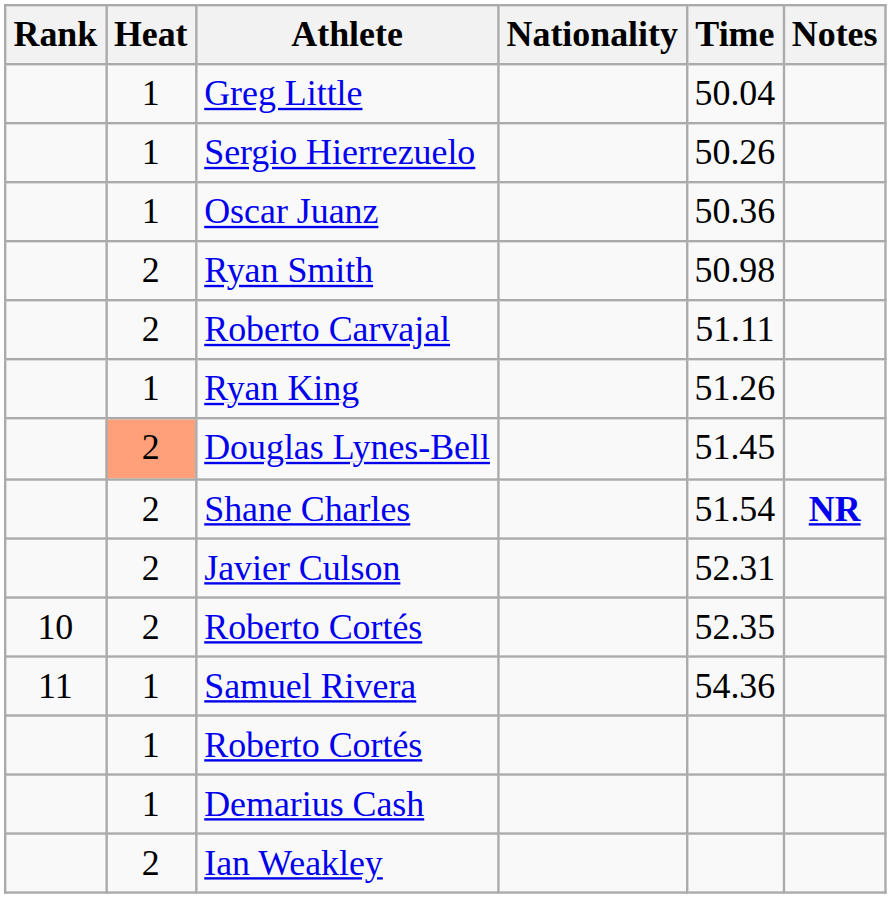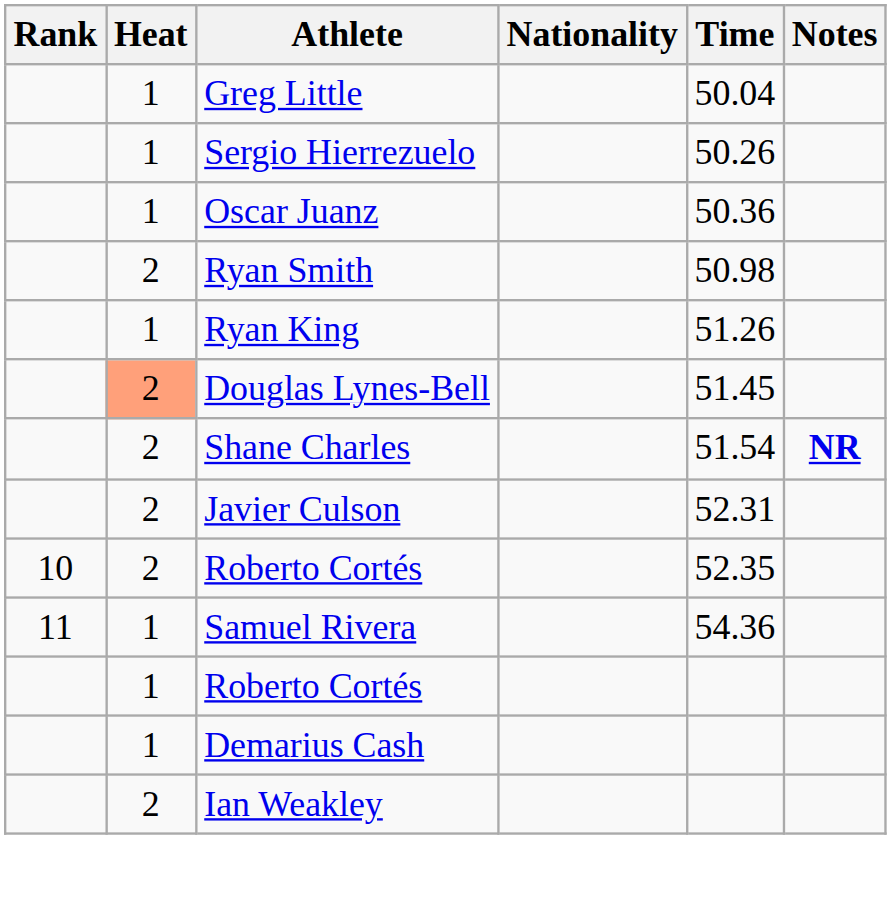- row: (55, 331)
